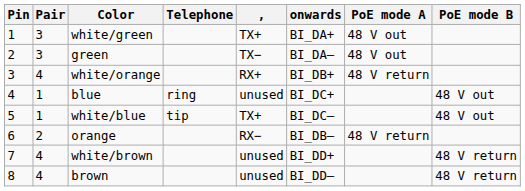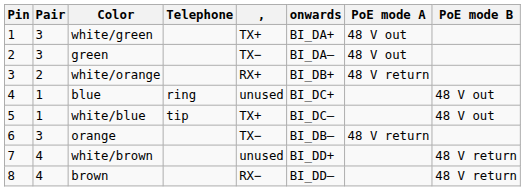(39, 75) 4 -> (39, 75) 2
(39, 135) 2 -> (39, 135) 3
(250, 135) RX− -> (250, 135) TX−
(261, 176) unused -> (250, 176) RX−
